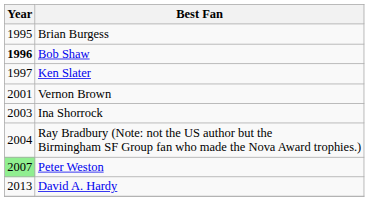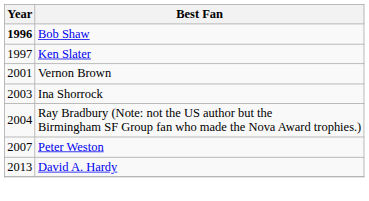- row: (73, 34)
(20, 166) lightgreen background -> (20, 147) no background
